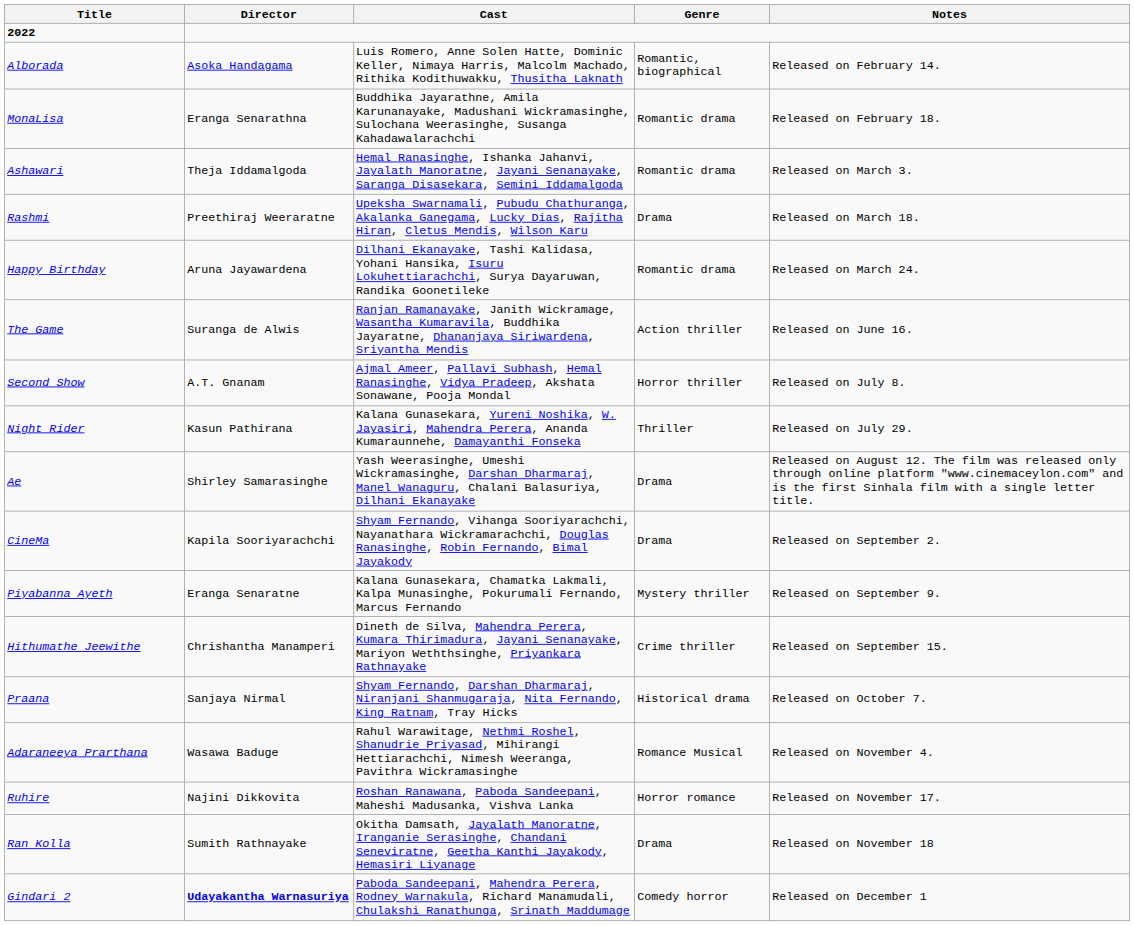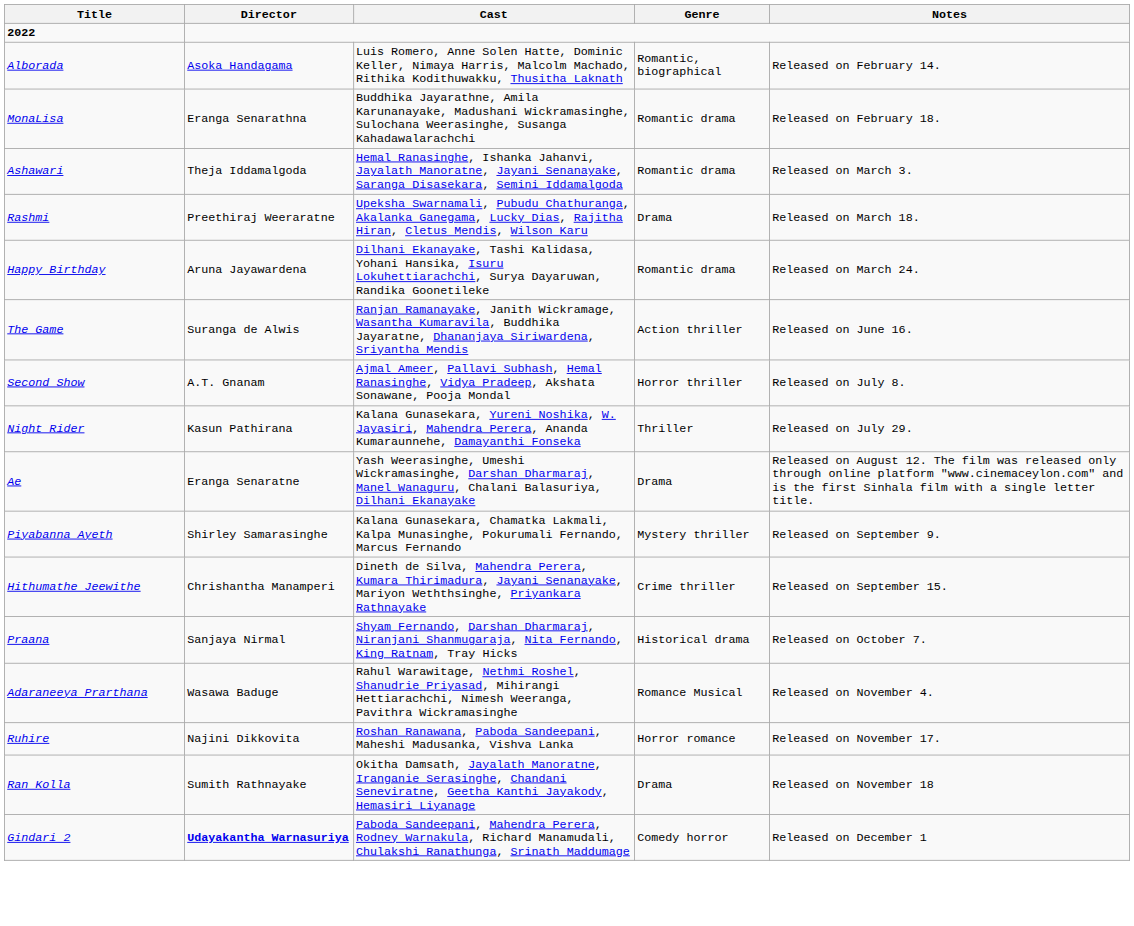(257, 481) Shirley Samarasinghe -> (243, 481) Eranga Senaratne
- row: (28, 541)
(243, 594) Eranga Senaratne -> (257, 534) Shirley Samarasinghe
